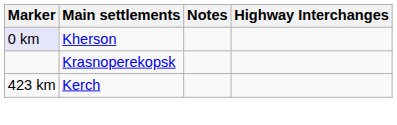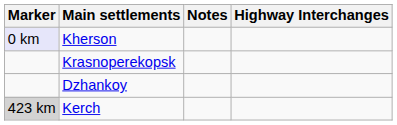+ row: (95, 85)
(32, 85) no background -> (32, 108) lightgrey background
